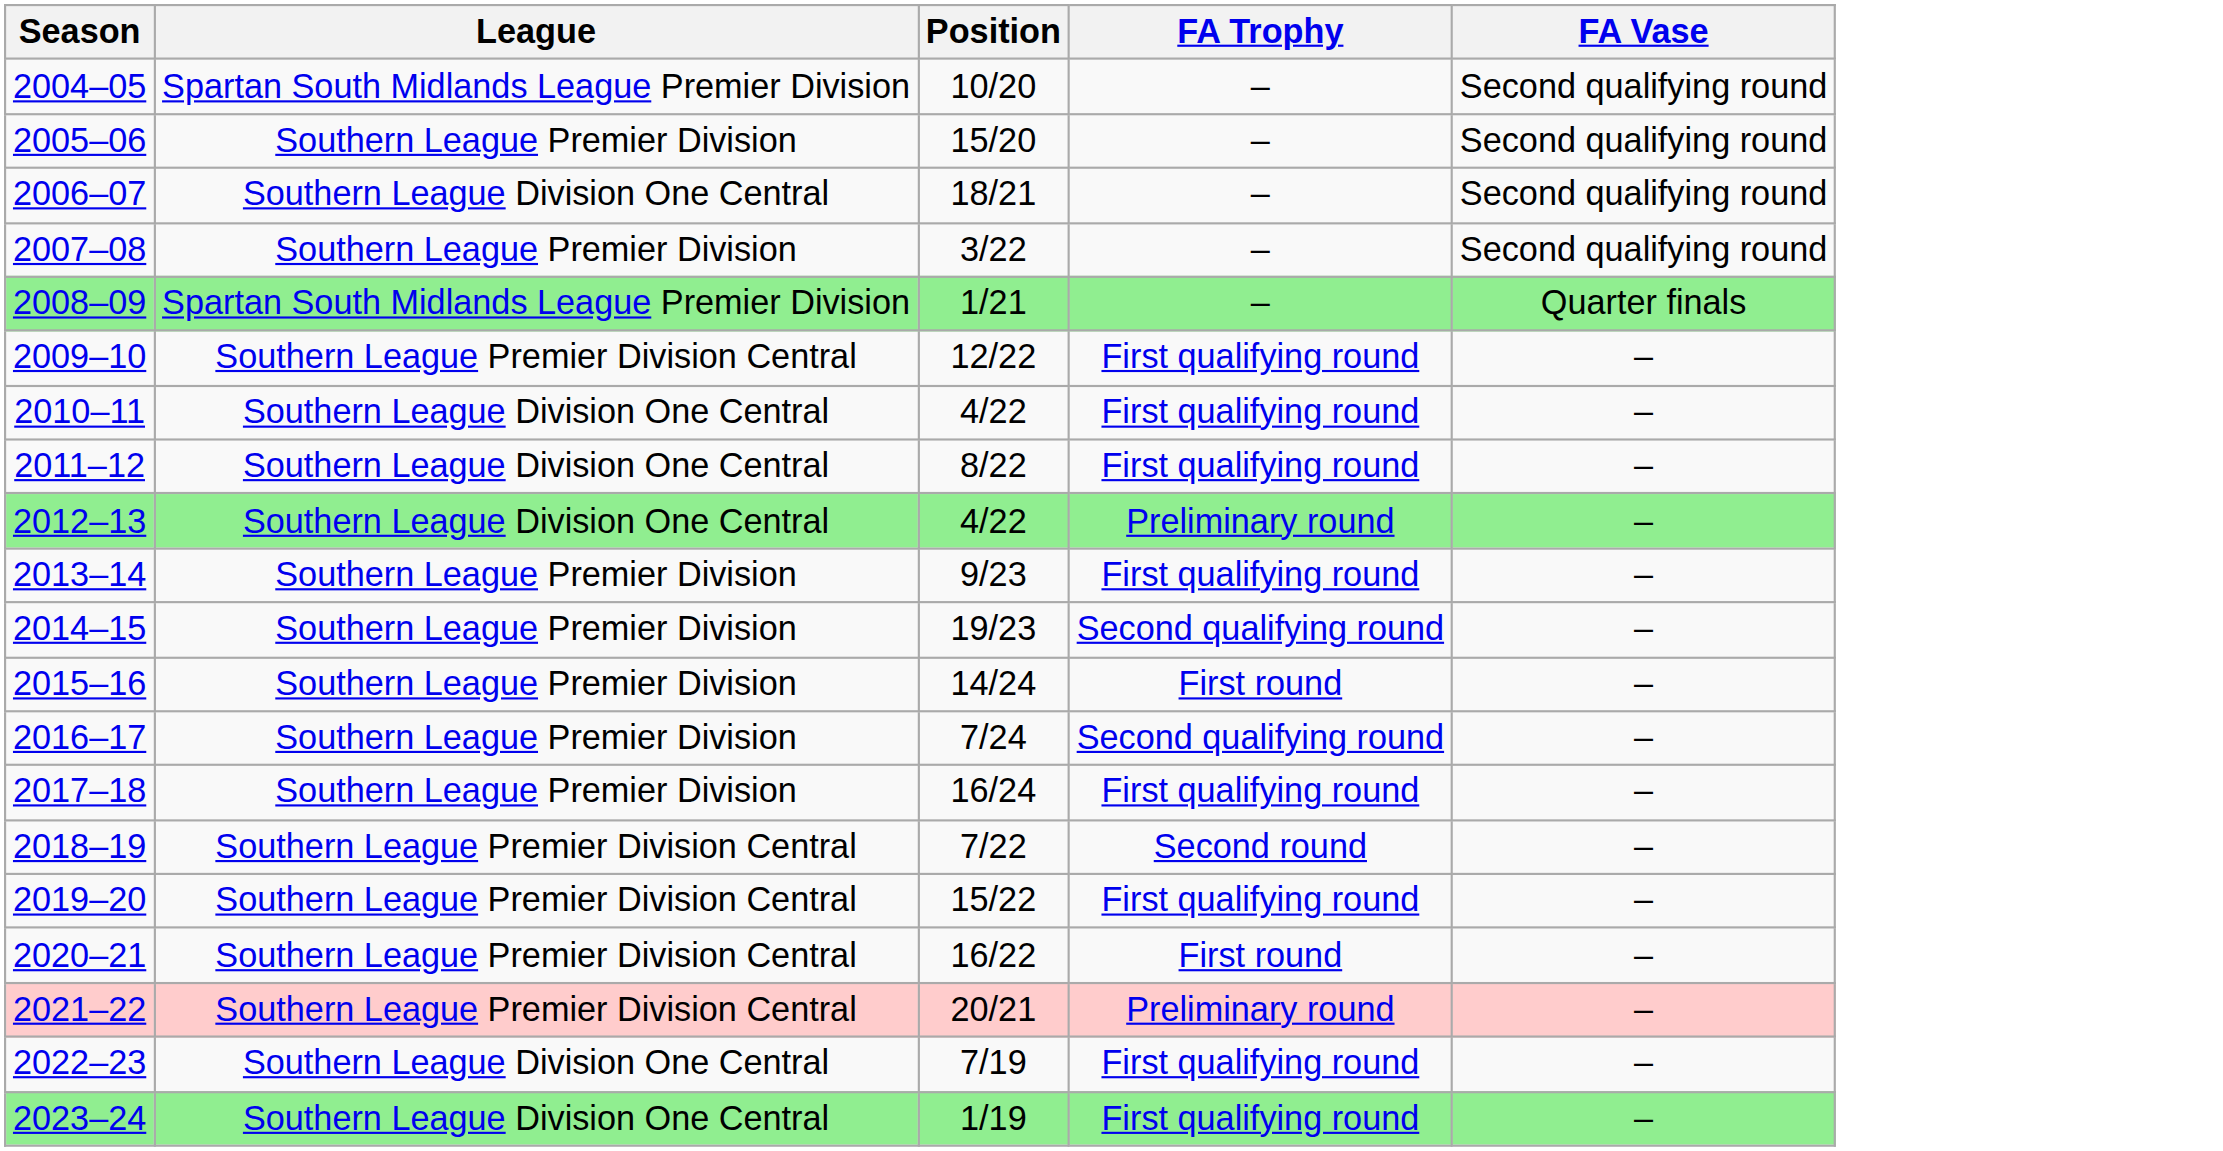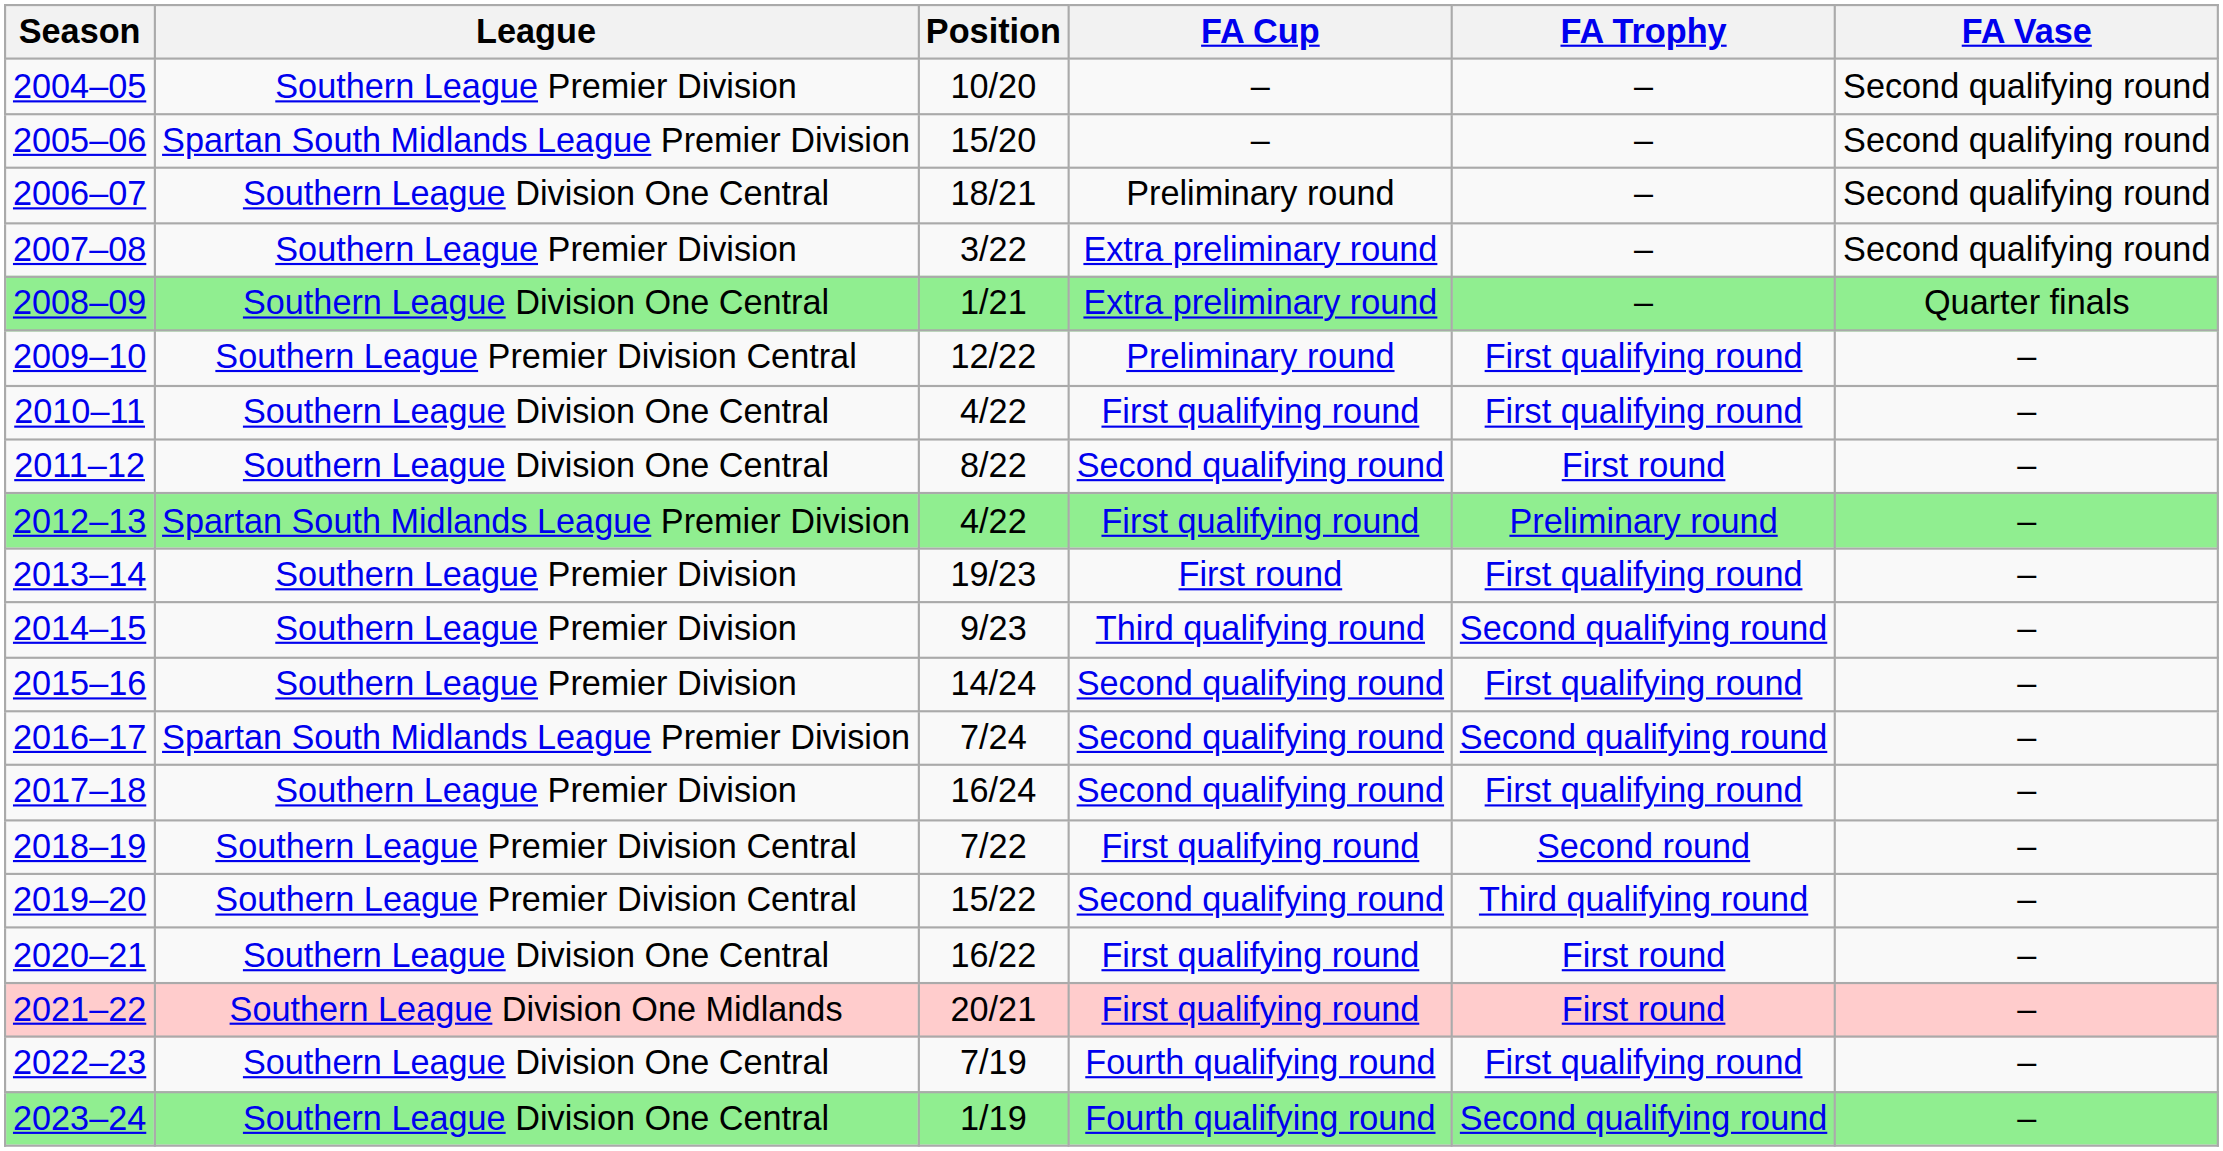+ column: (1260, 31)
(536, 85) Spartan South Midlands League Premier Division -> (536, 85) Southern League Premier Division
(536, 140) Southern League Premier Division -> (536, 140) Spartan South Midlands League Premier Division
(536, 303) Spartan South Midlands League Premier Division -> (536, 303) Southern League Division One Central
(1260, 466) First qualifying round -> (1644, 466) First round
(536, 520) Southern League Division One Central -> (536, 520) Spartan South Midlands League Premier Division
(993, 574) 9/23 -> (993, 574) 19/23
(993, 628) 19/23 -> (993, 628) 9/23
(1260, 683) First round -> (1644, 683) First qualifying round
(536, 737) Southern League Premier Division -> (536, 737) Spartan South Midlands League Premier Division
(1260, 900) First qualifying round -> (1644, 900) Third qualifying round
(536, 954) Southern League Premier Division Central -> (536, 954) Southern League Division One Central
(536, 1009) Southern League Premier Division Central -> (536, 1009) Southern League Division One Midlands
(1260, 1009) Preliminary round -> (1644, 1009) First round
(1260, 1117) First qualifying round -> (1644, 1117) Second qualifying round
